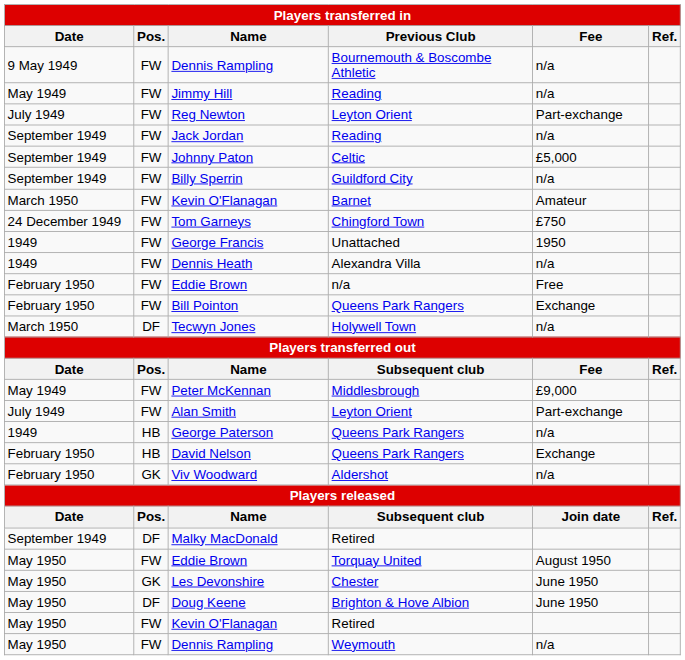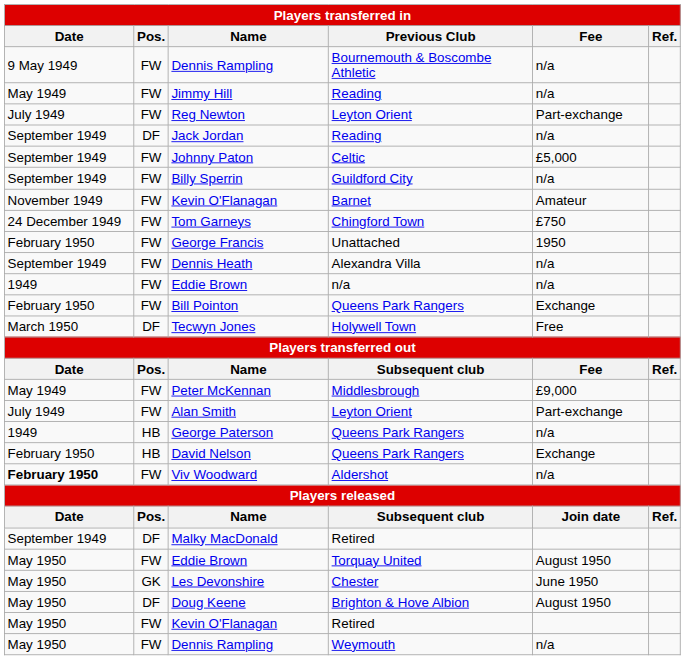(151, 136) FW -> (151, 136) DF
(43, 200) March 1950 -> (55, 200) November 1949
(22, 242) 1949 -> (51, 242) February 1950
(22, 263) 1949 -> (57, 263) September 1949
(51, 284) February 1950 -> (22, 284) 1949
(550, 284) Free -> (545, 284) n/a
(545, 327) n/a -> (550, 327) Free
(51, 475) normal -> (53, 475) bold
(151, 475) GK -> (151, 475) FW
(567, 602) June 1950 -> (573, 602) August 1950
